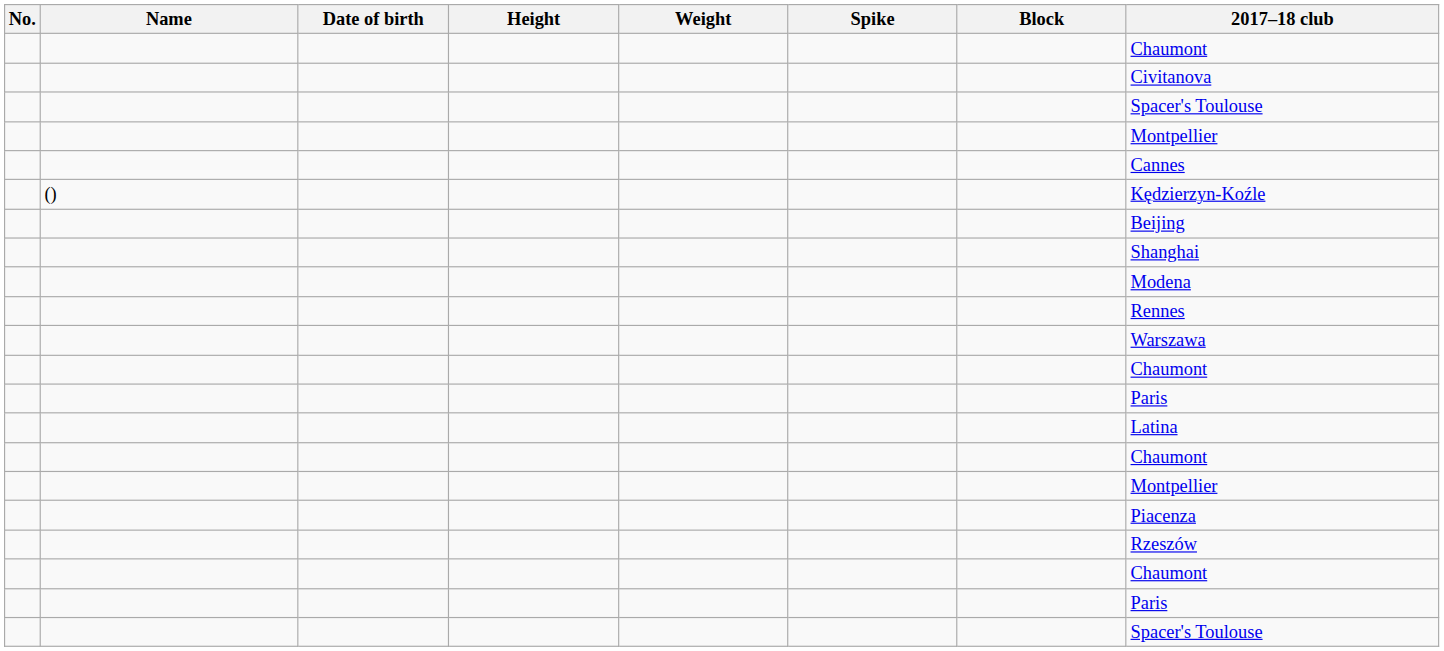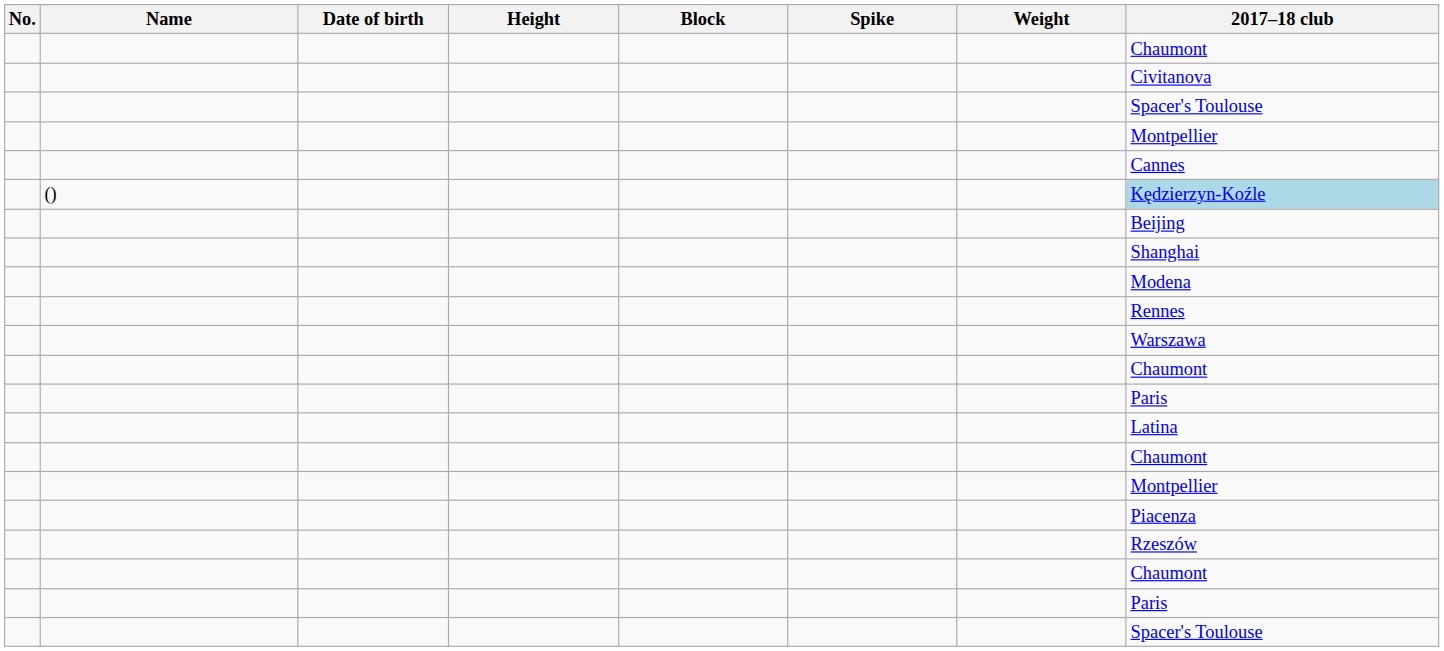columns swapped: (703, 19) <-> (1042, 19)
(1198, 194) no background -> (1198, 194) lightblue background
